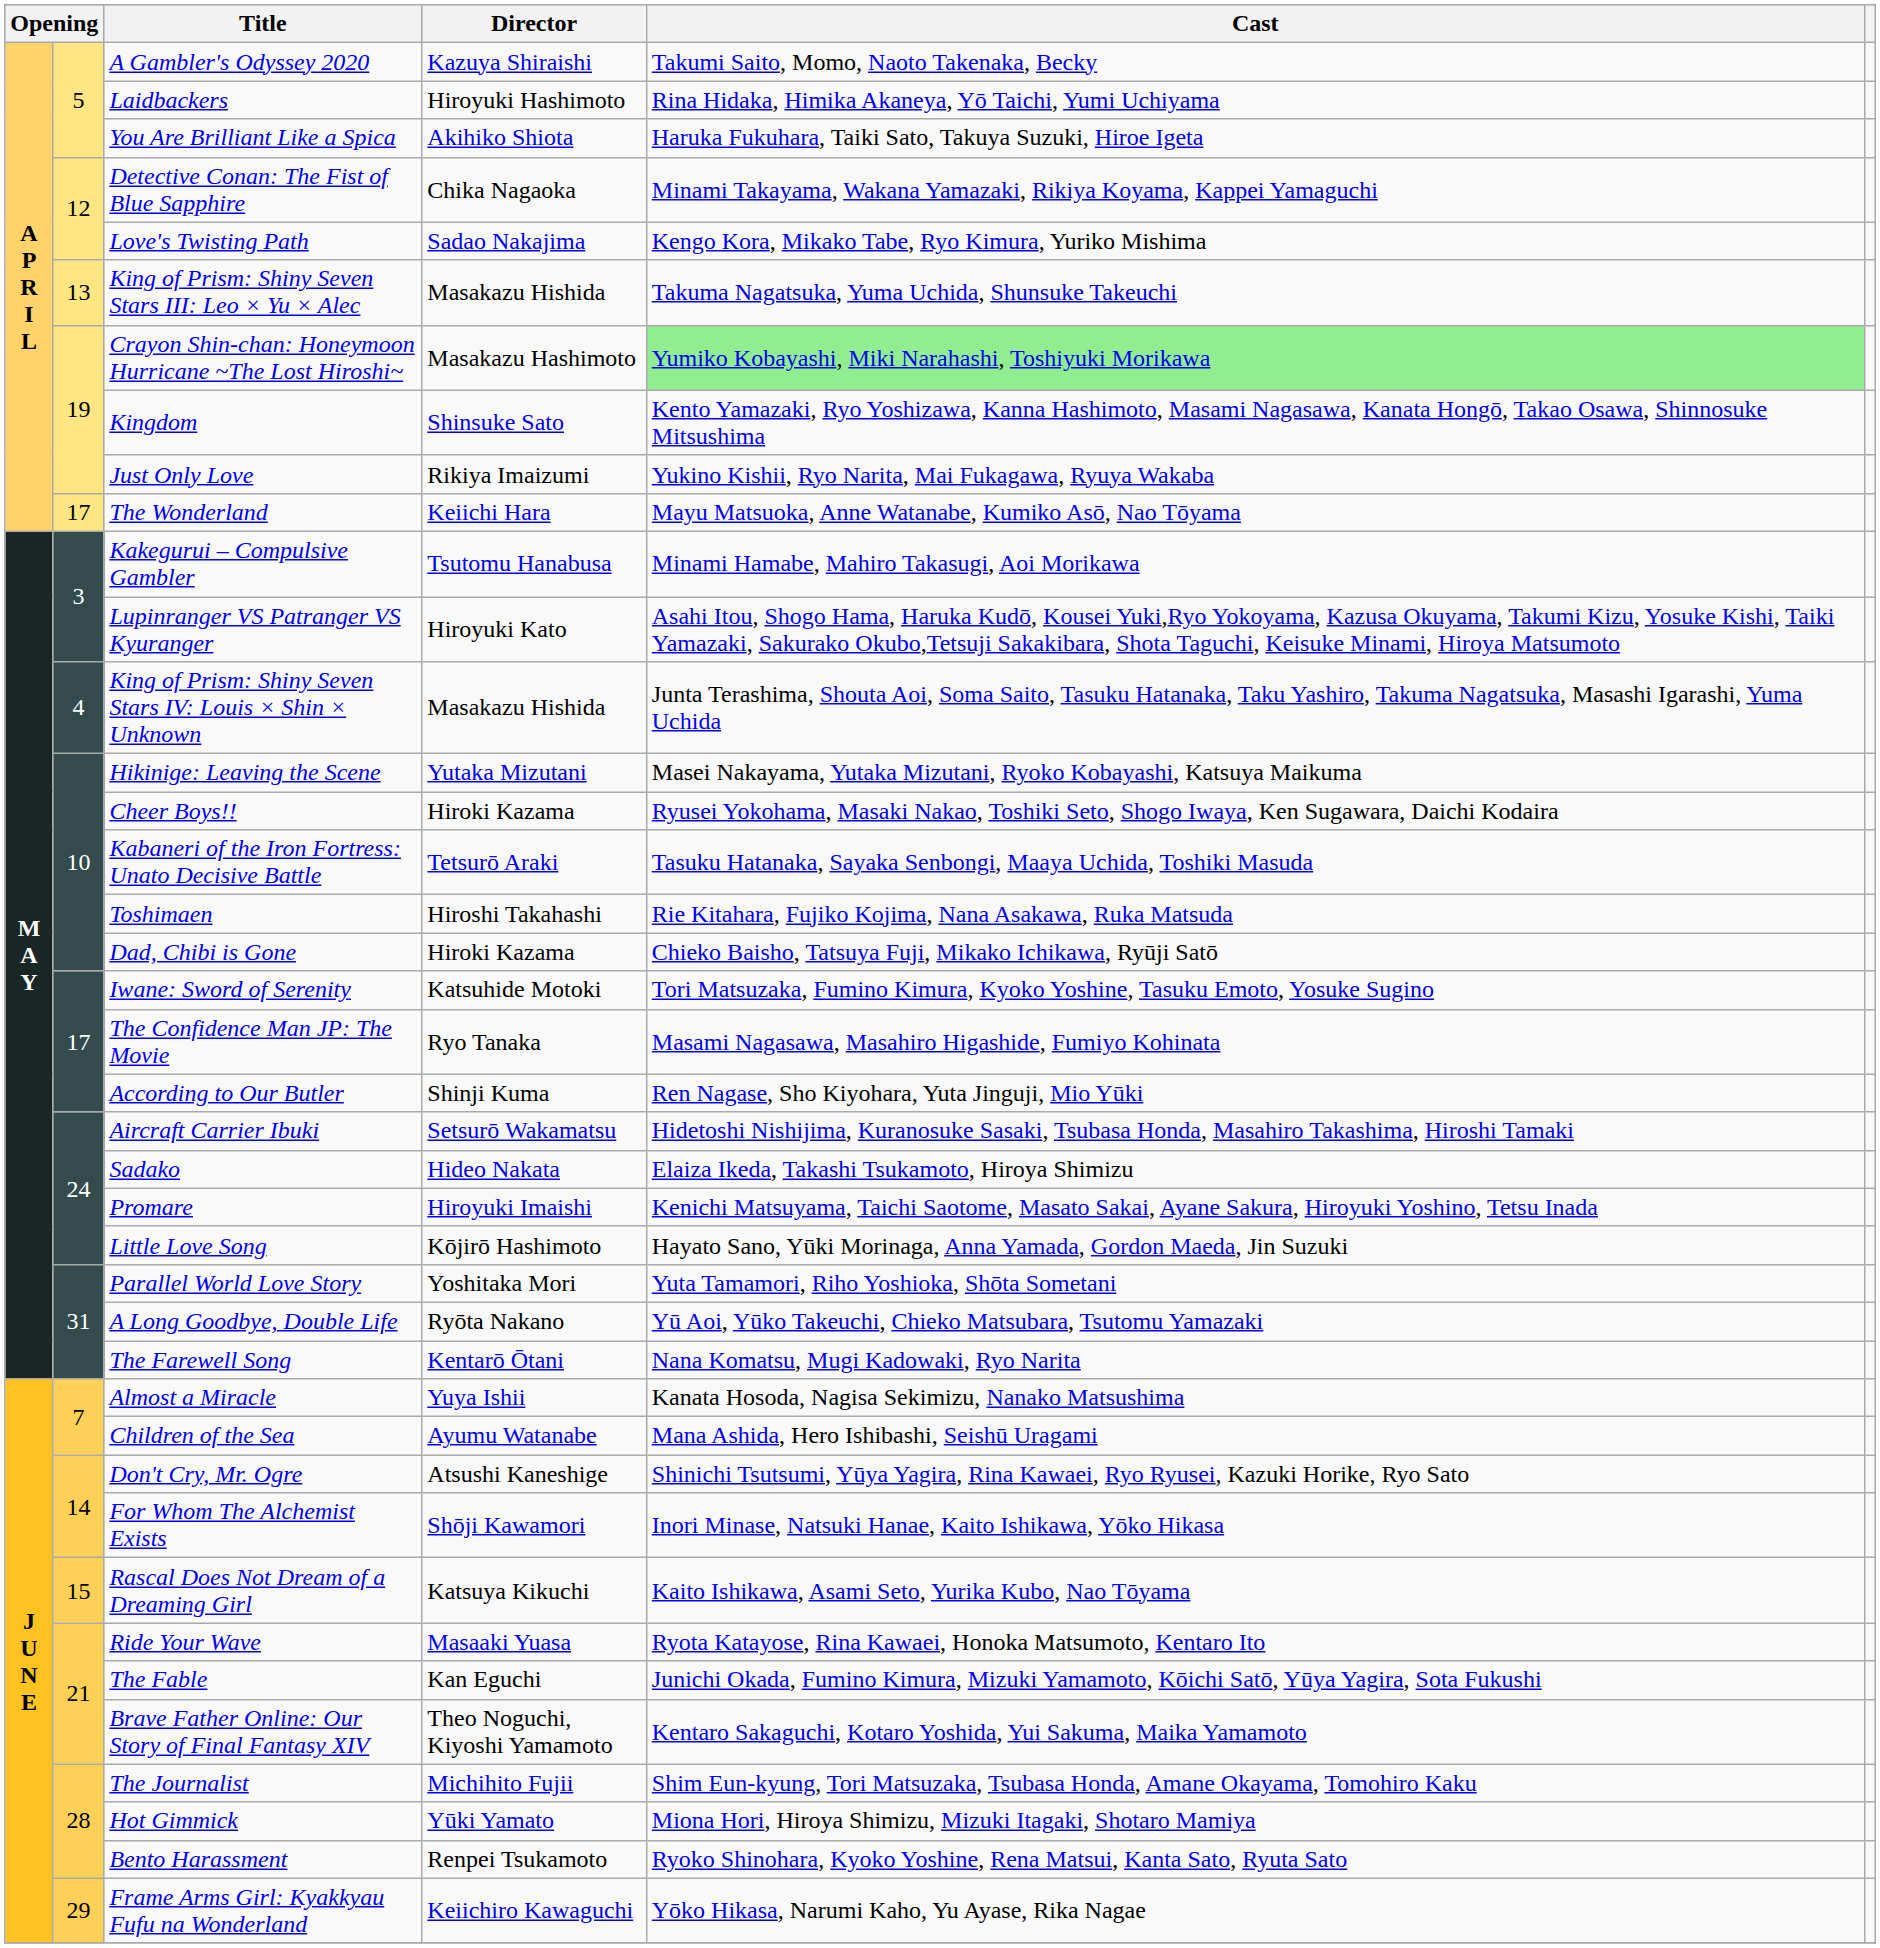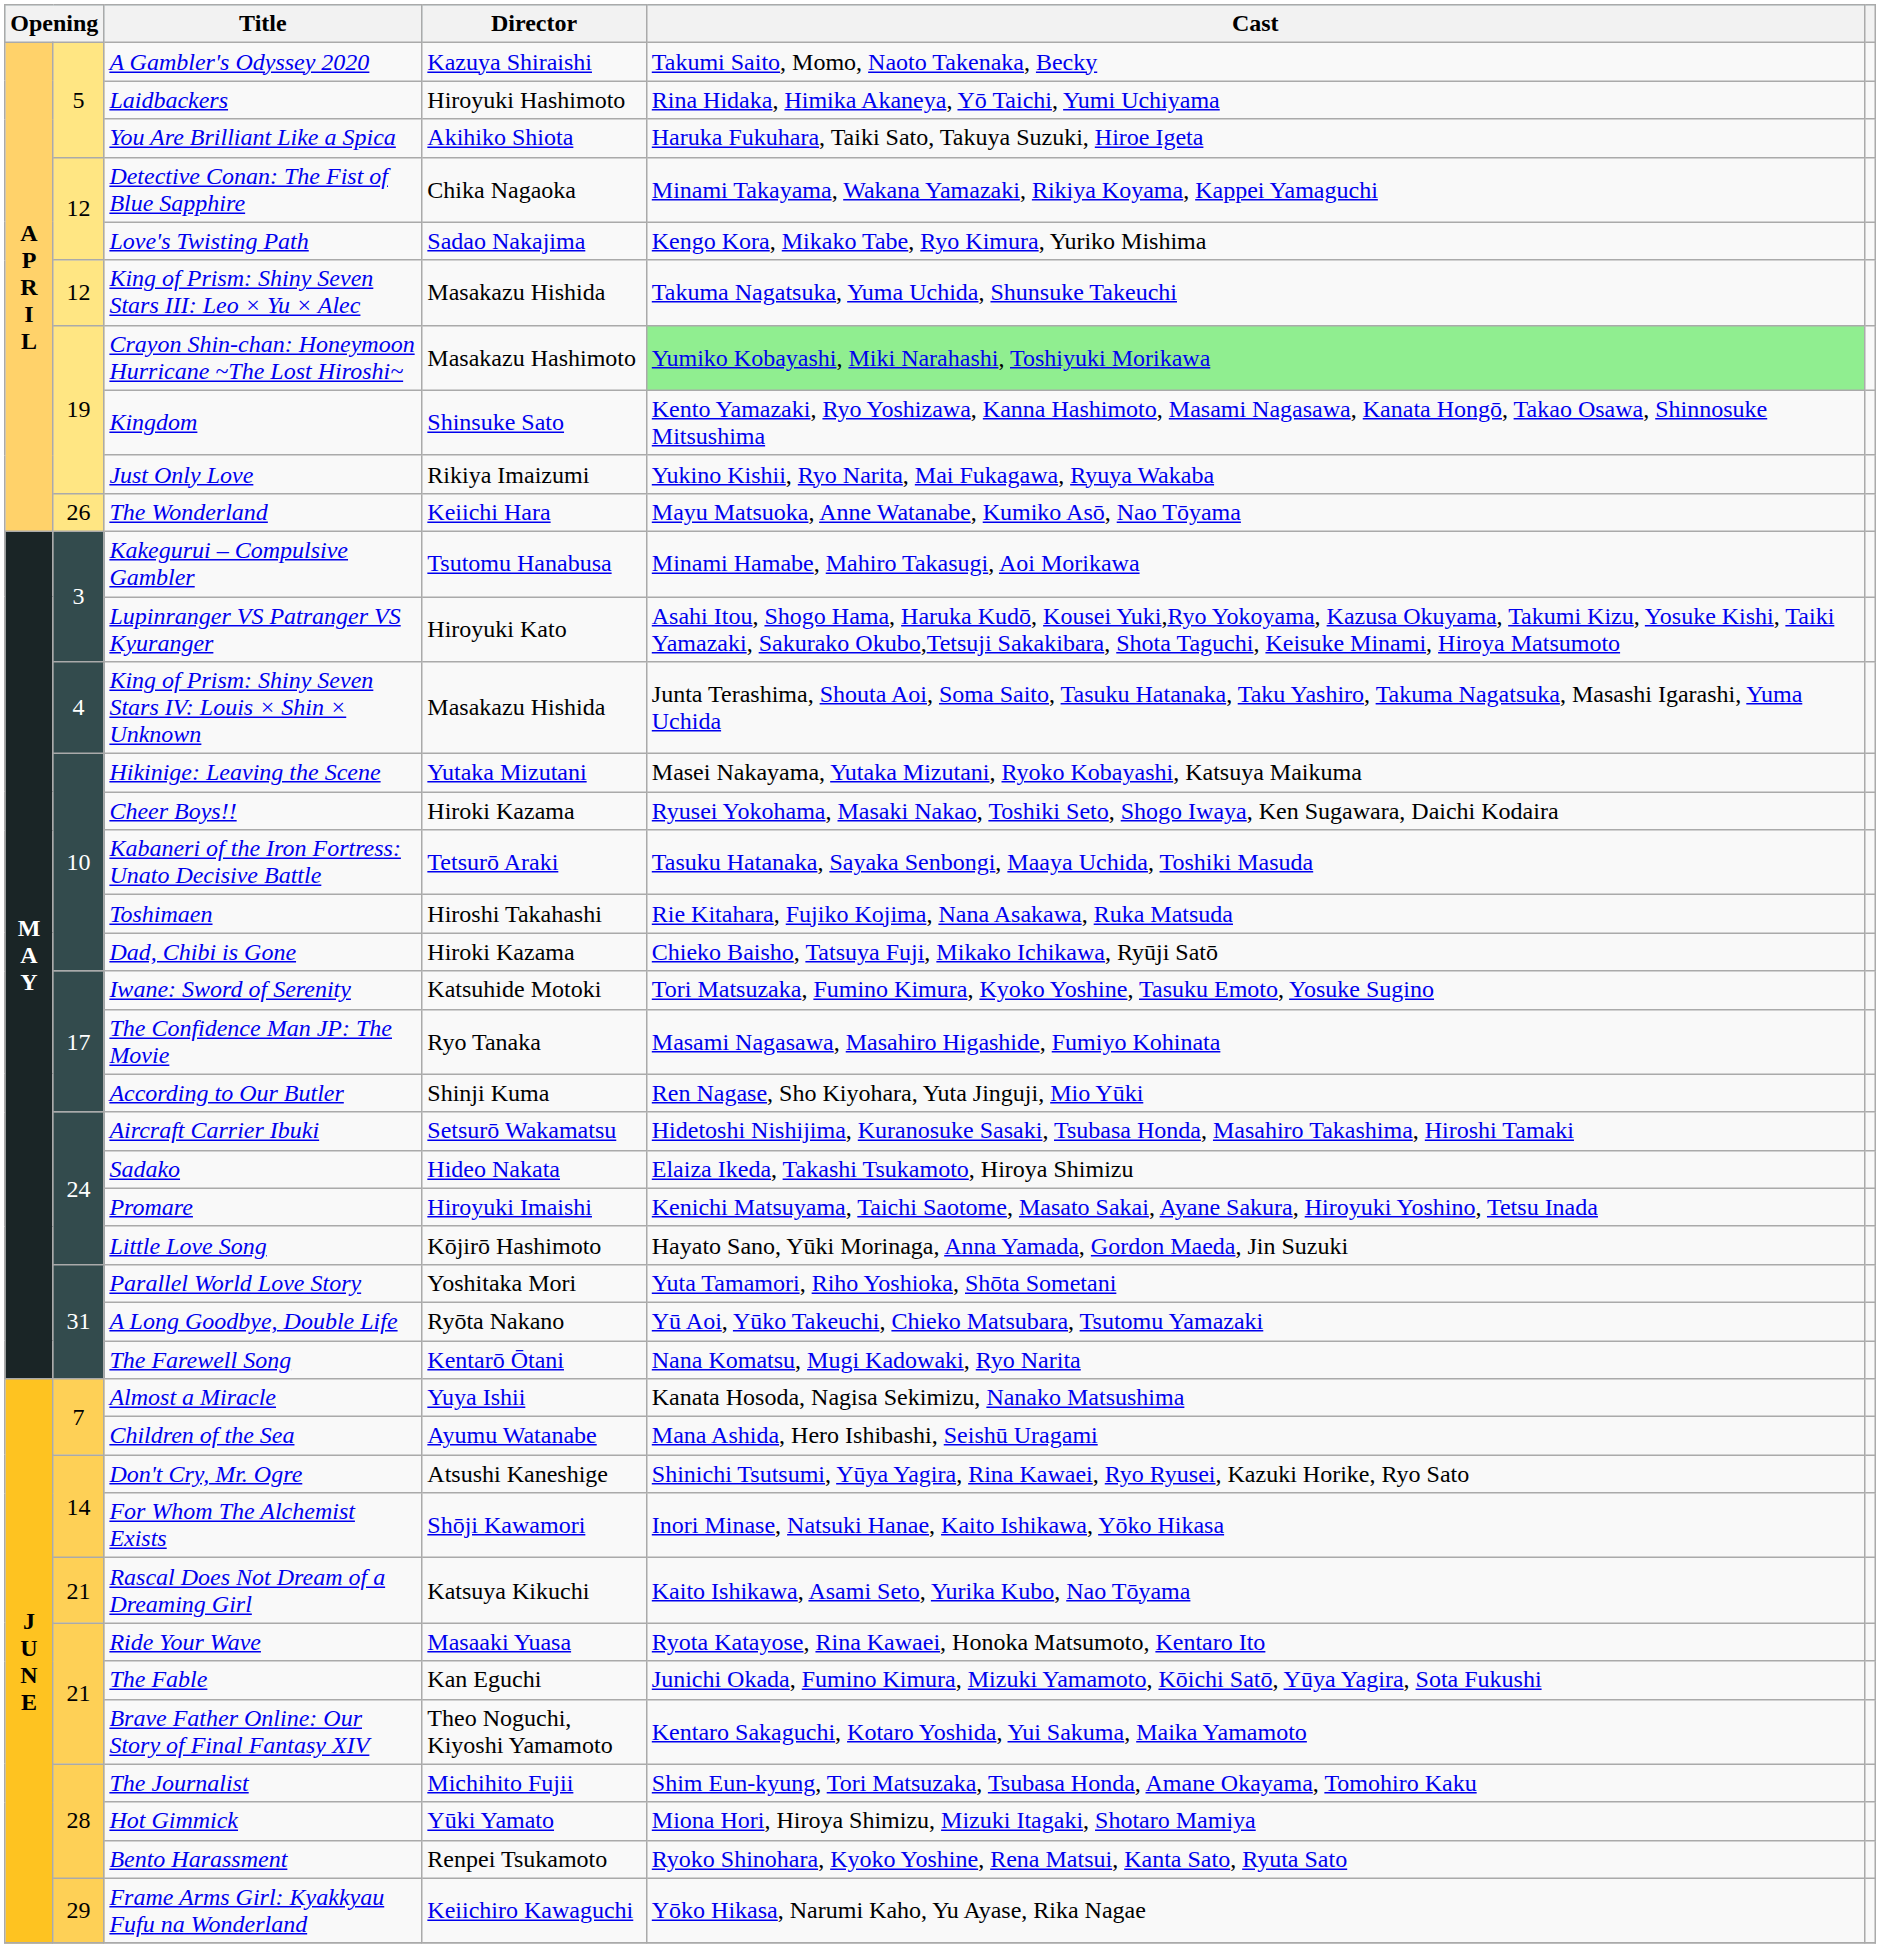(79, 292) 13 -> (79, 292) 12
(79, 512) 17 -> (79, 512) 26
(79, 1590) 15 -> (79, 1590) 21
